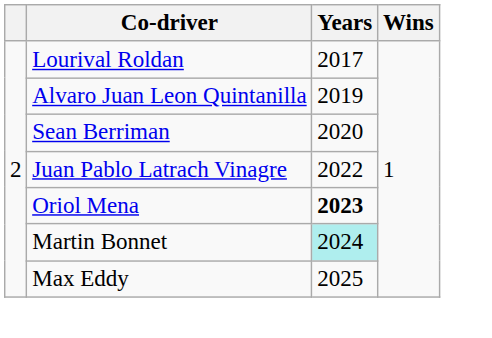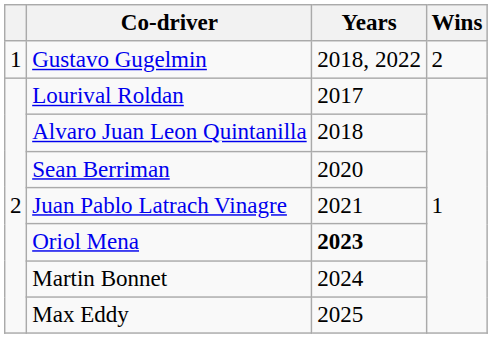+ row: (120, 59)
(340, 95) 2019 -> (340, 132) 2018
(340, 168) 2022 -> (340, 205) 2021
(340, 242) paleturquoise background -> (340, 278) no background
